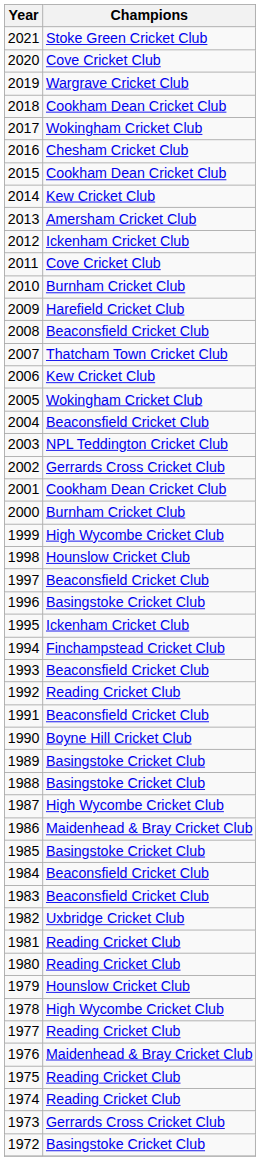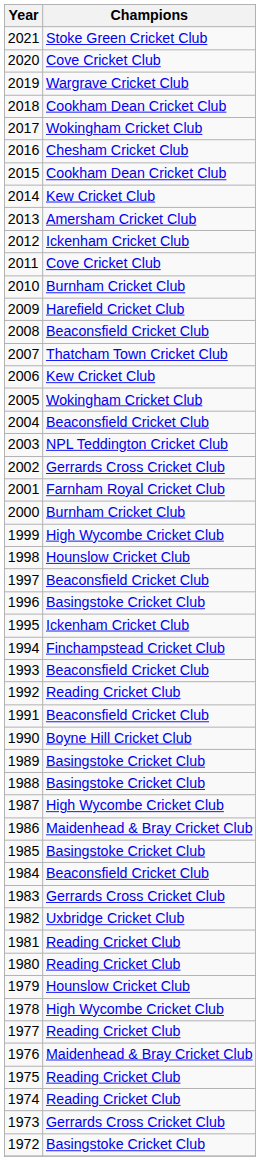(136, 490) Cookham Dean Cricket Club -> (135, 490) Farnham Royal Cricket Club
(127, 896) Beaconsfield Cricket Club -> (135, 896) Gerrards Cross Cricket Club
